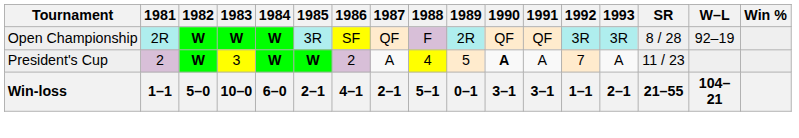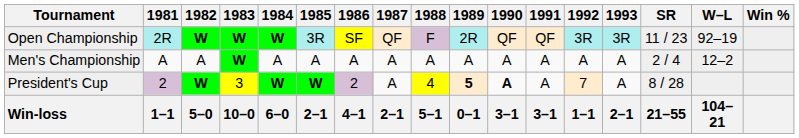(664, 38) 8 / 28 -> (666, 38) 11 / 23
+ row: (74, 60)
(466, 60) normal -> (469, 83) bold
(664, 60) 11 / 23 -> (666, 83) 8 / 28
